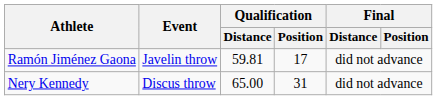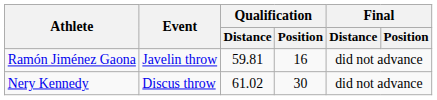(300, 60) 17 -> (300, 60) 16
(248, 83) 65.00 -> (248, 83) 61.02
(300, 83) 31 -> (300, 83) 30
